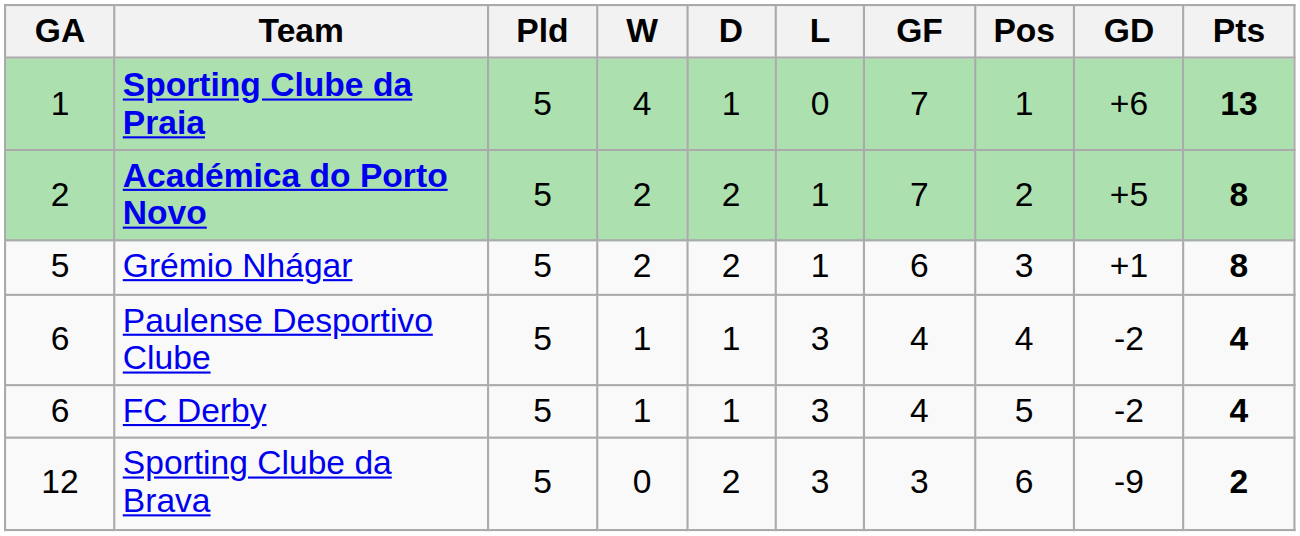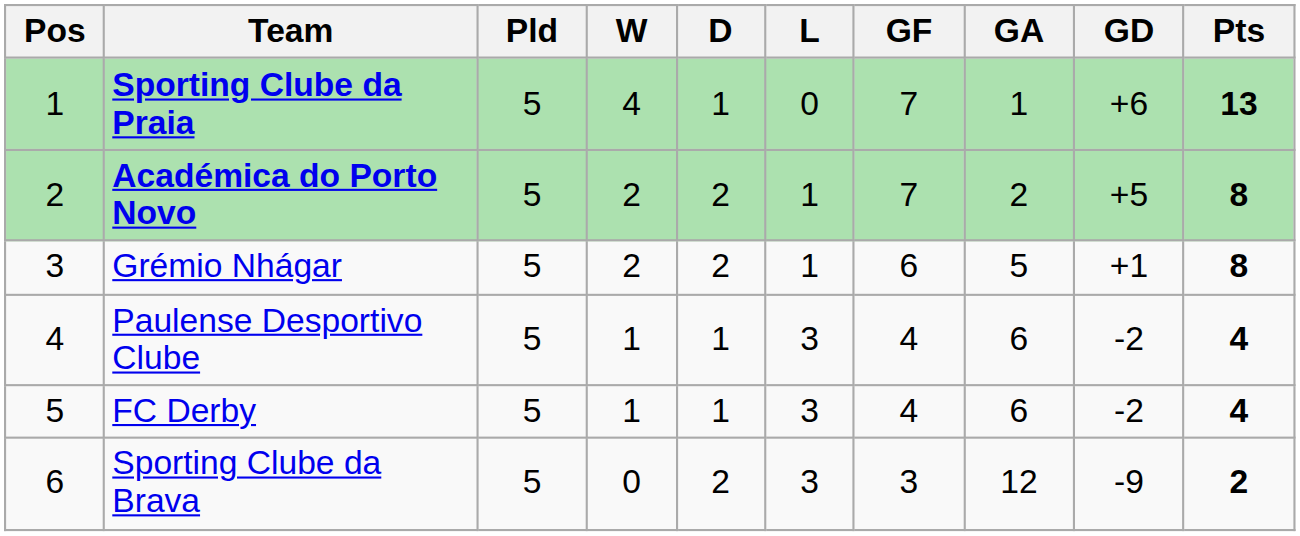columns swapped: (1024, 31) <-> (60, 31)
